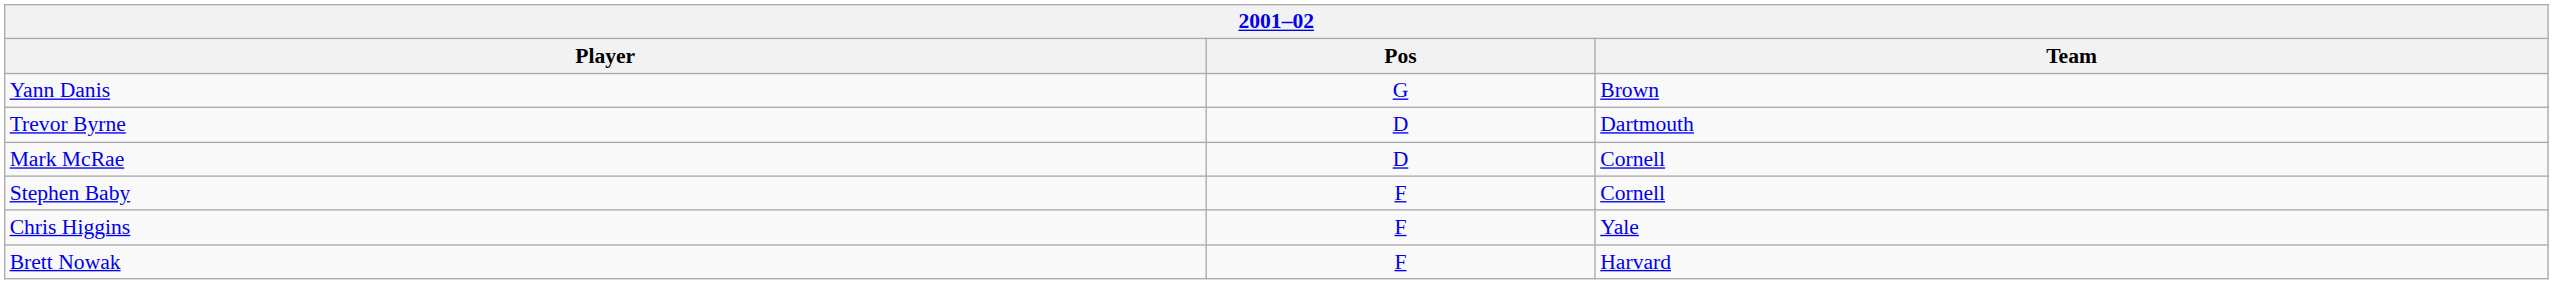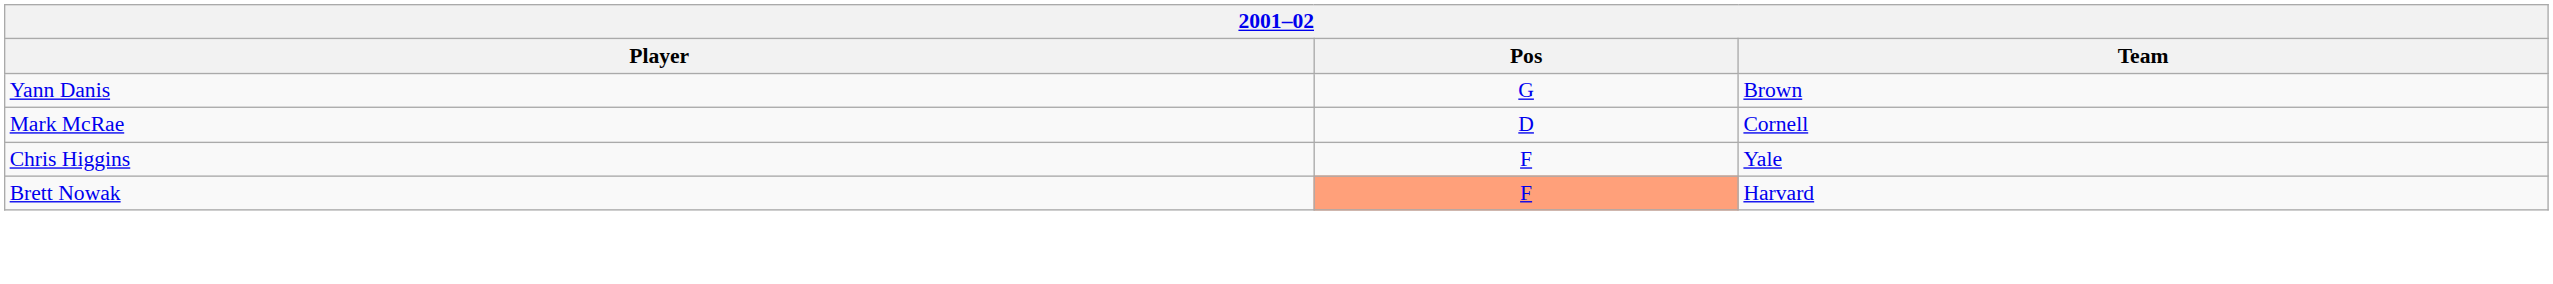- row: (68, 124)
- row: (70, 192)
(1400, 261) no background -> (1526, 192) lightsalmon background
